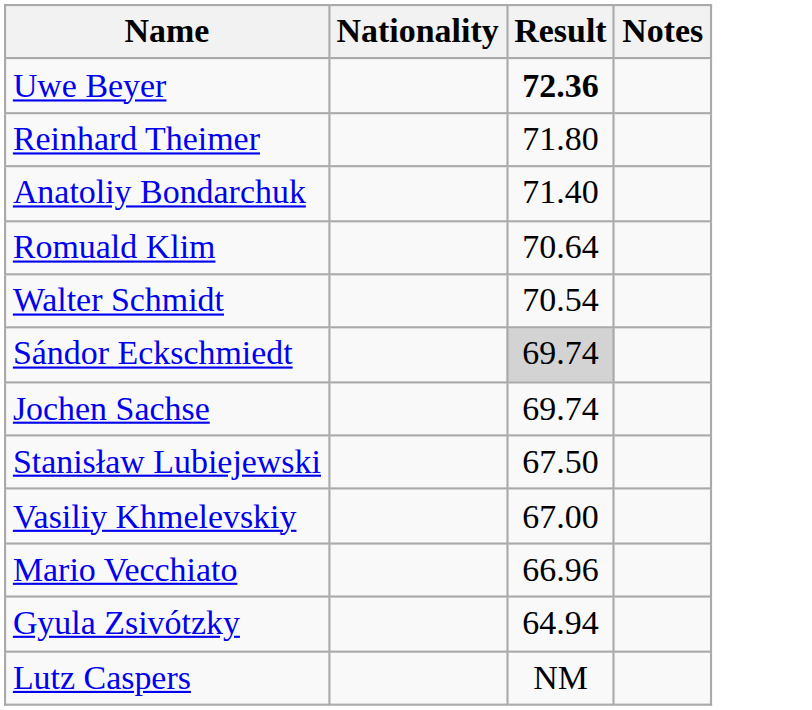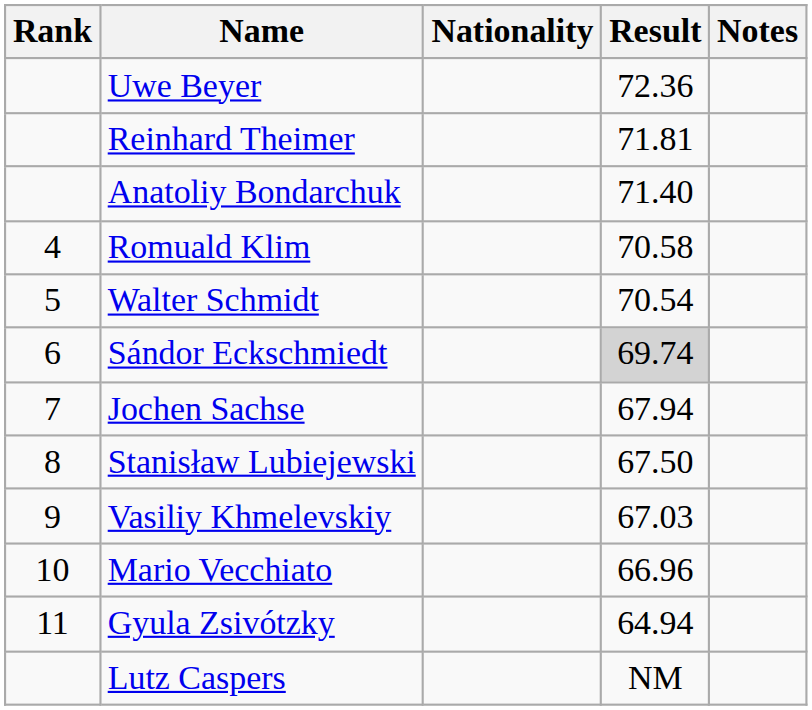+ column: (52, 31)
(560, 85) bold -> (655, 85) normal
(560, 138) 71.80 -> (655, 138) 71.81
(560, 246) 70.64 -> (655, 246) 70.58
(560, 407) 69.74 -> (655, 407) 67.94
(560, 515) 67.00 -> (655, 515) 67.03
